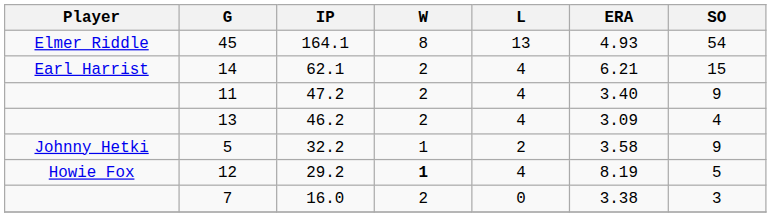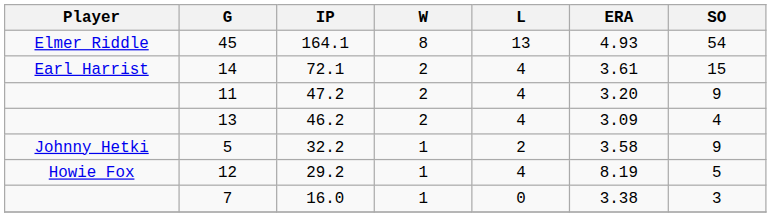(325, 69) 62.1 -> (325, 69) 72.1
(619, 69) 6.21 -> (619, 69) 3.61
(619, 95) 3.40 -> (619, 95) 3.20
(423, 173) bold -> (423, 173) normal
(423, 198) 2 -> (423, 198) 1
